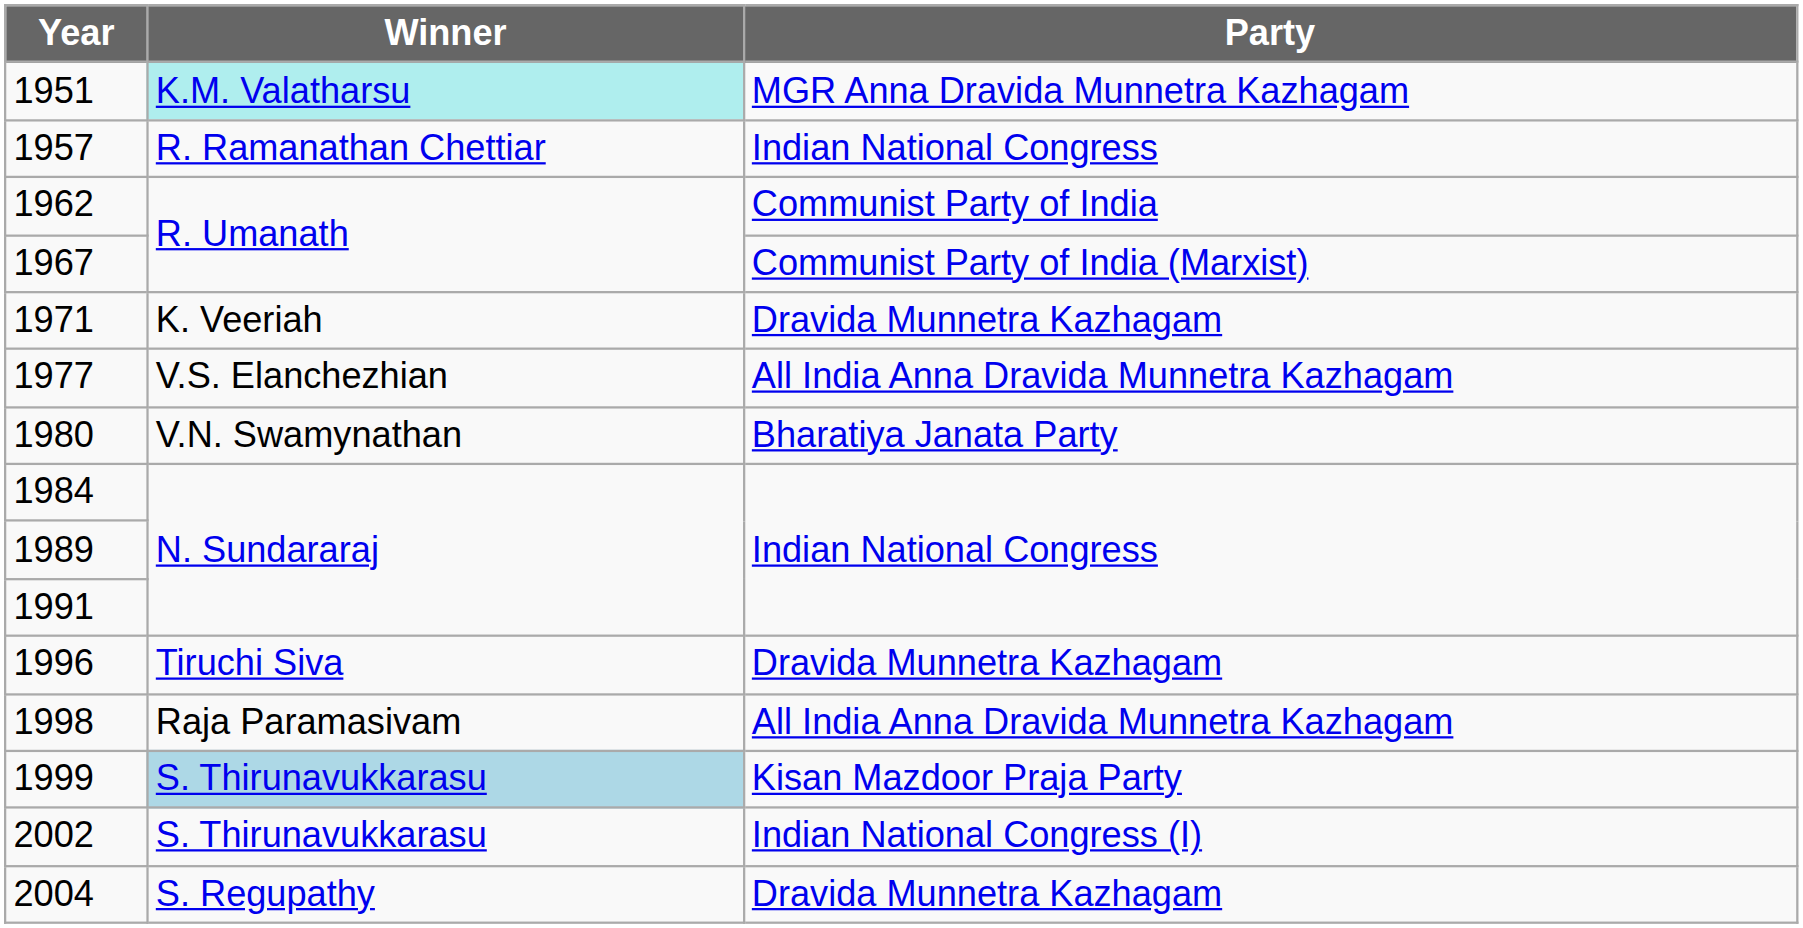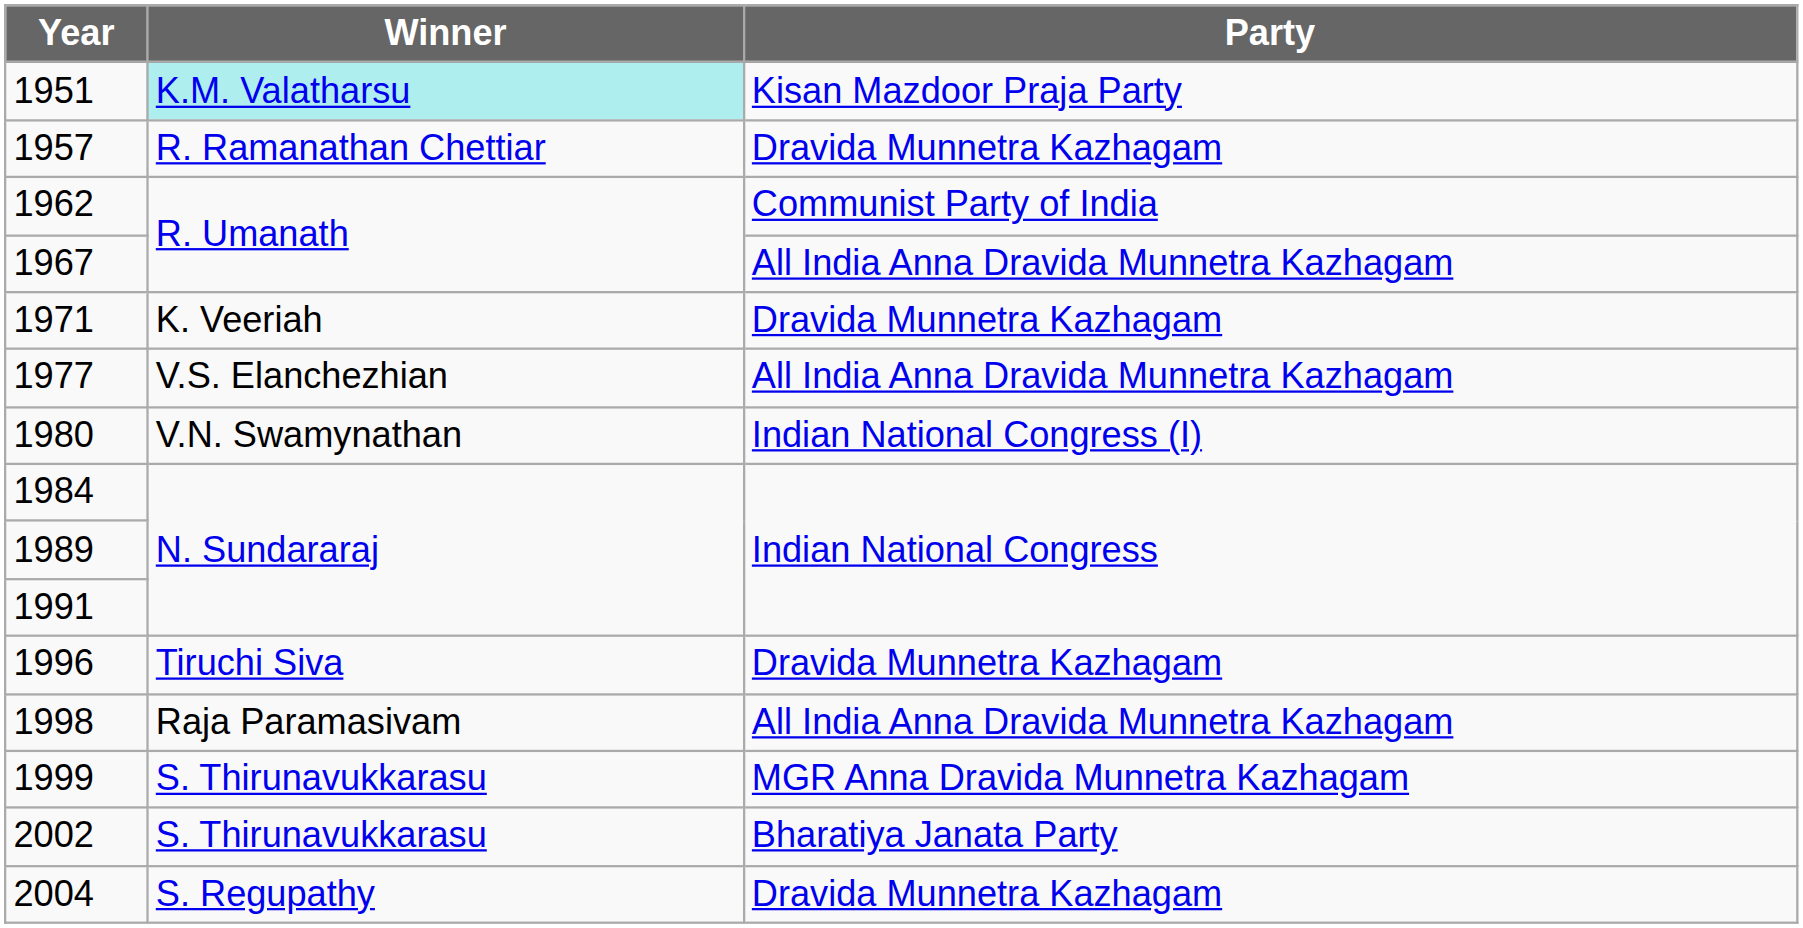(1080, 90) MGR Anna Dravida Munnetra Kazhagam -> (967, 90) Kisan Mazdoor Praja Party
(955, 147) Indian National Congress -> (987, 147) Dravida Munnetra Kazhagam
(1030, 262) Communist Party of India (Marxist) -> (1103, 262) All India Anna Dravida Munnetra Kazhagam
(935, 434) Bharatiya Janata Party -> (977, 434) Indian National Congress (I)
(321, 778) lightblue background -> (321, 778) no background
(967, 778) Kisan Mazdoor Praja Party -> (1080, 778) MGR Anna Dravida Munnetra Kazhagam
(977, 836) Indian National Congress (I) -> (935, 836) Bharatiya Janata Party
